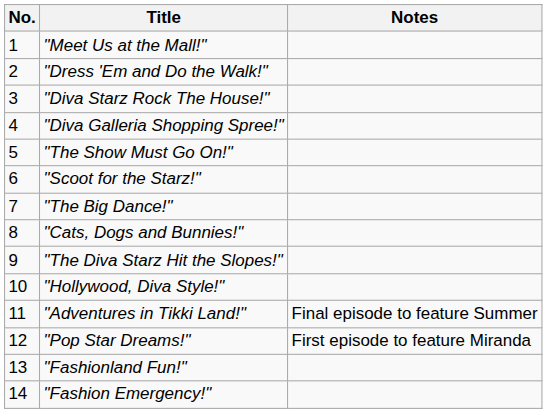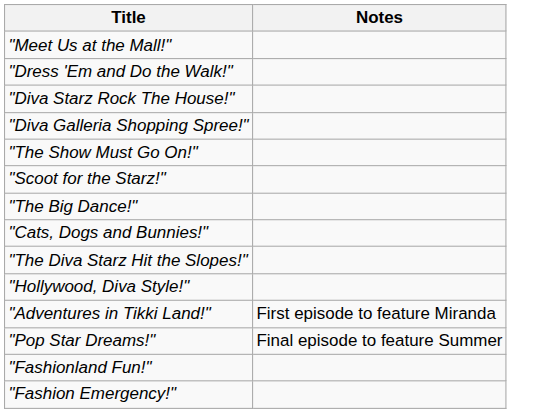- column: (22, 17)
(415, 313) Final episode to feature Summer -> (376, 313) First episode to feature Miranda
(411, 340) First episode to feature Miranda -> (379, 340) Final episode to feature Summer
